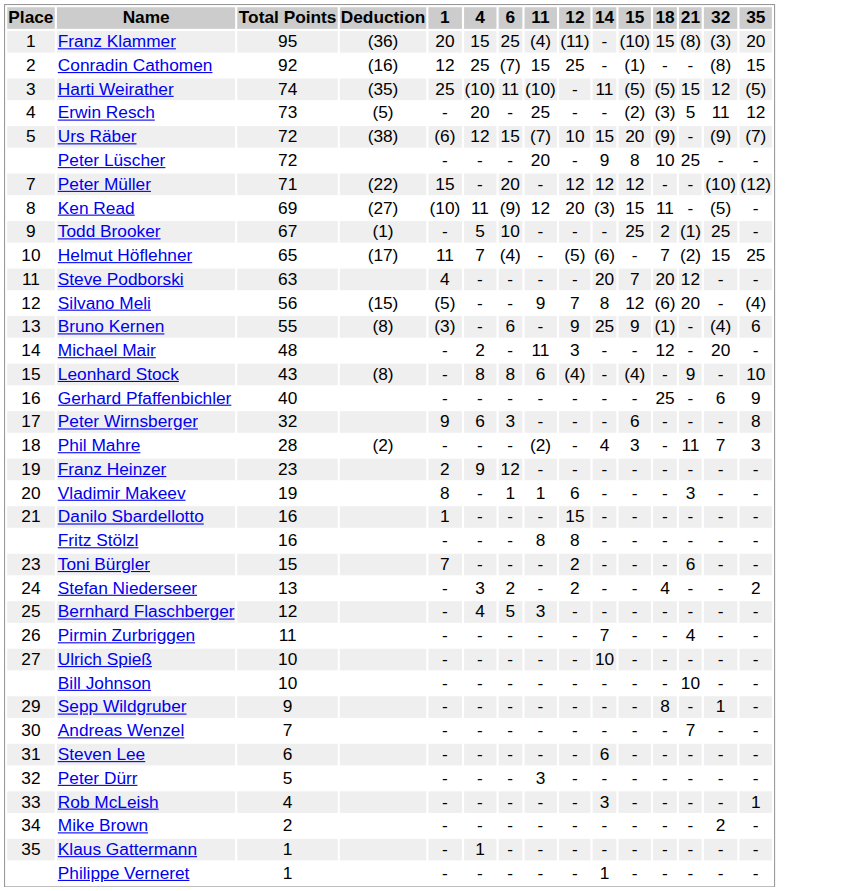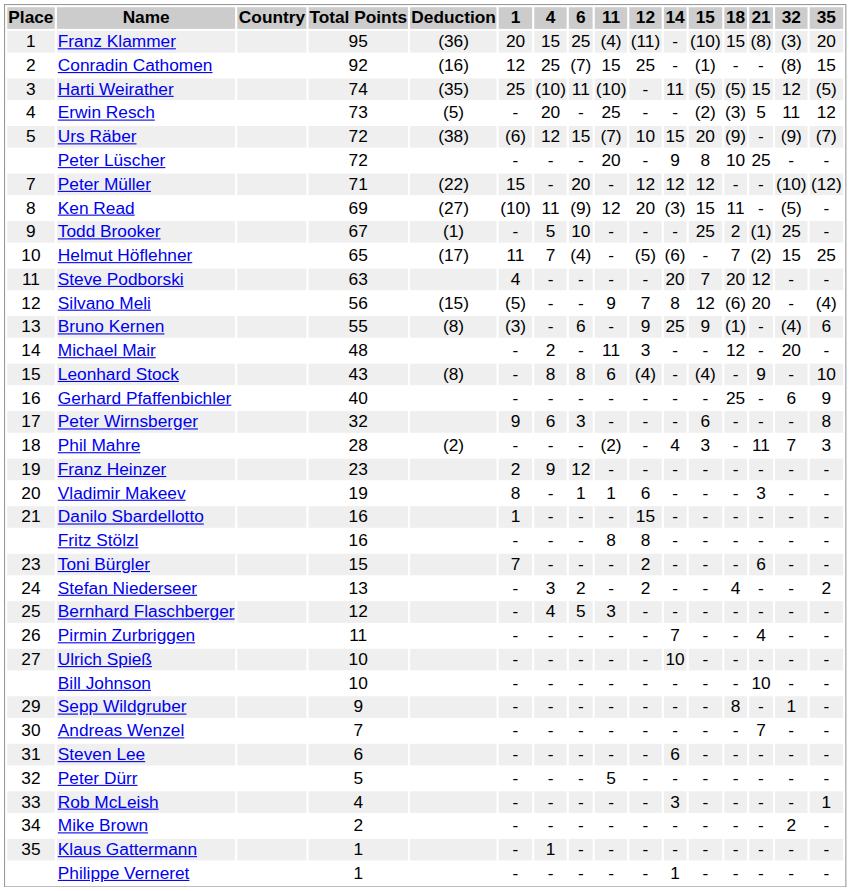+ column: (272, 18)
(540, 778) 3 -> (611, 778) 5
